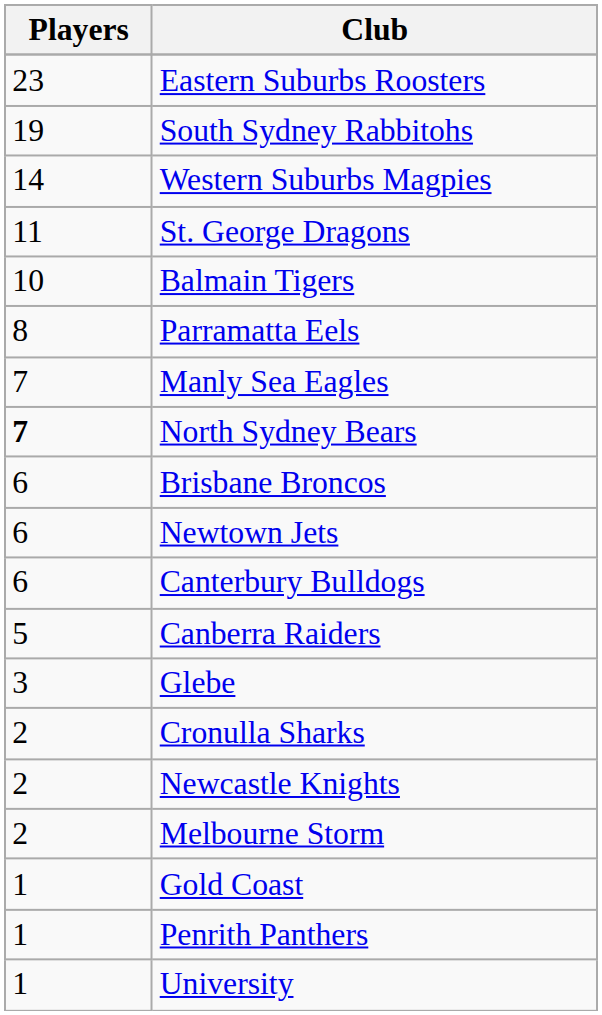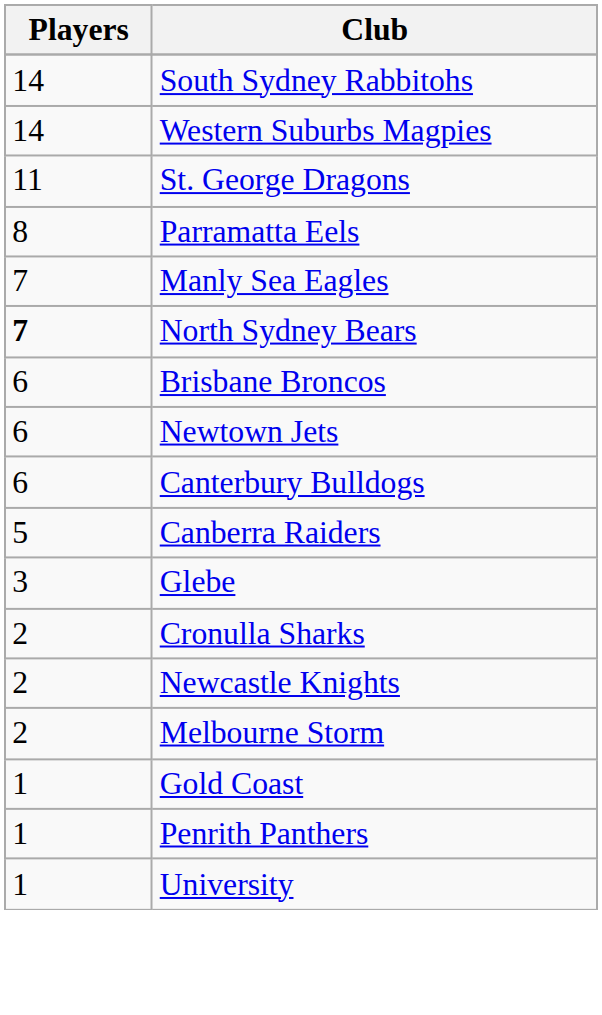- row: (323, 79)
(28, 130) 19 -> (28, 79) 14
- row: (257, 280)
